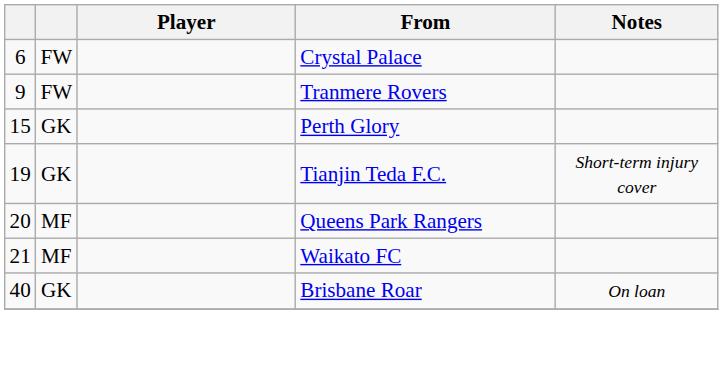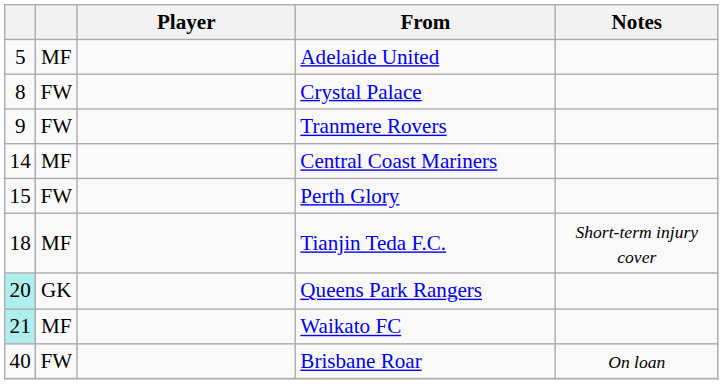+ row: (370, 56)
(20, 56) 6 -> (20, 91) 8
+ row: (399, 161)
(56, 126) GK -> (56, 196) FW
(20, 173) 19 -> (20, 243) 18
(56, 173) GK -> (56, 243) MF
(20, 221) no background -> (20, 290) paleturquoise background
(56, 221) MF -> (56, 290) GK
(20, 256) no background -> (20, 325) paleturquoise background
(56, 290) GK -> (56, 360) FW
